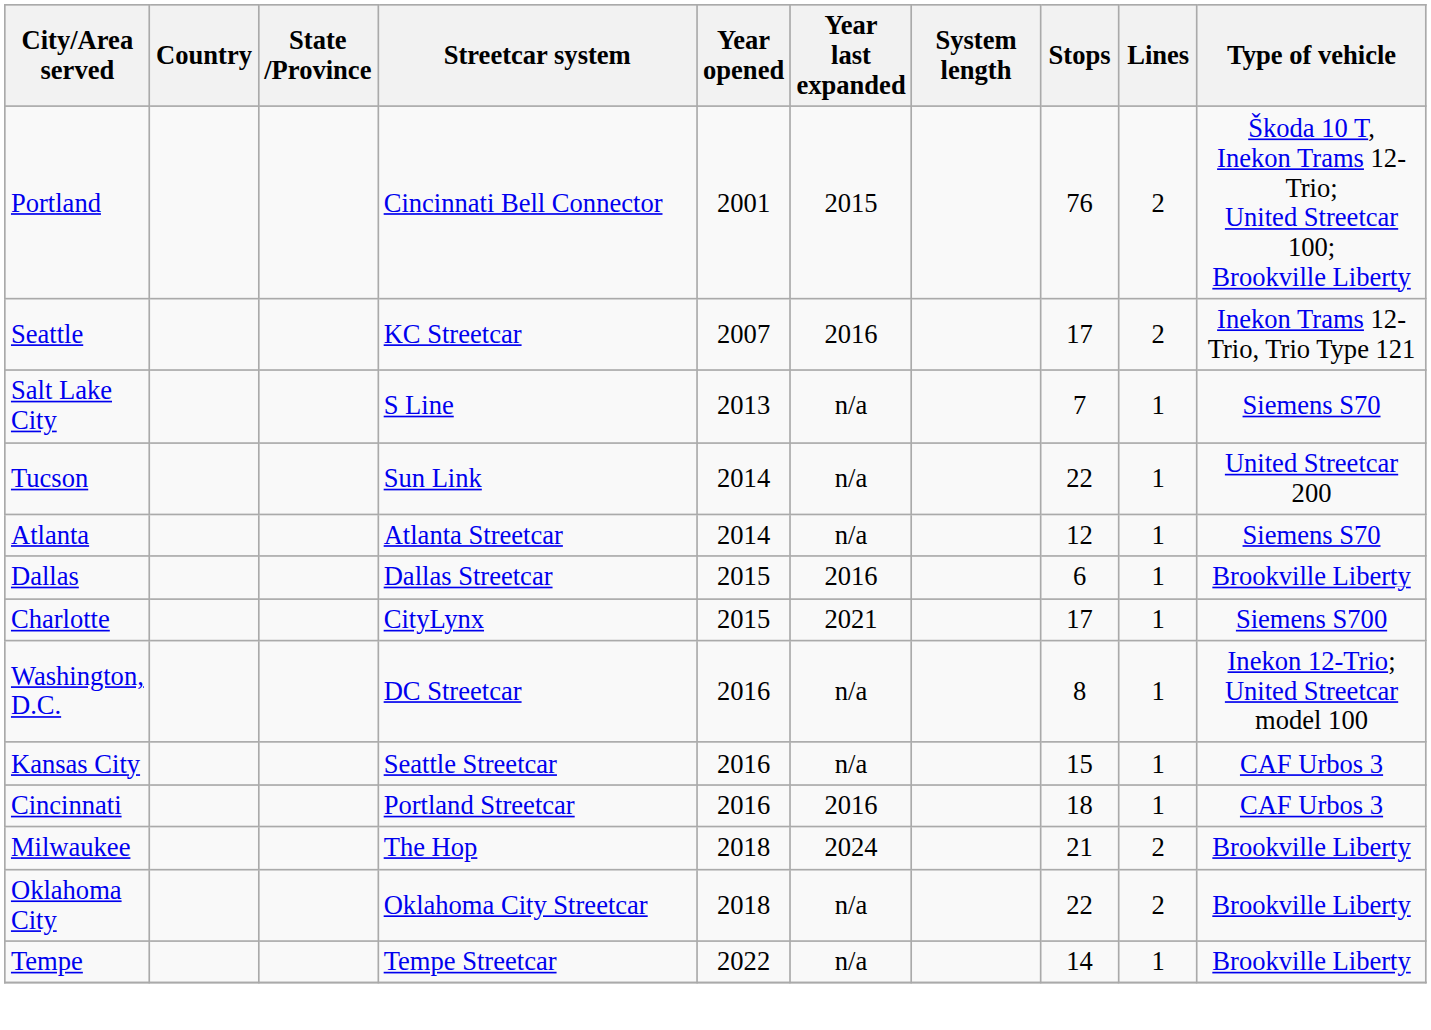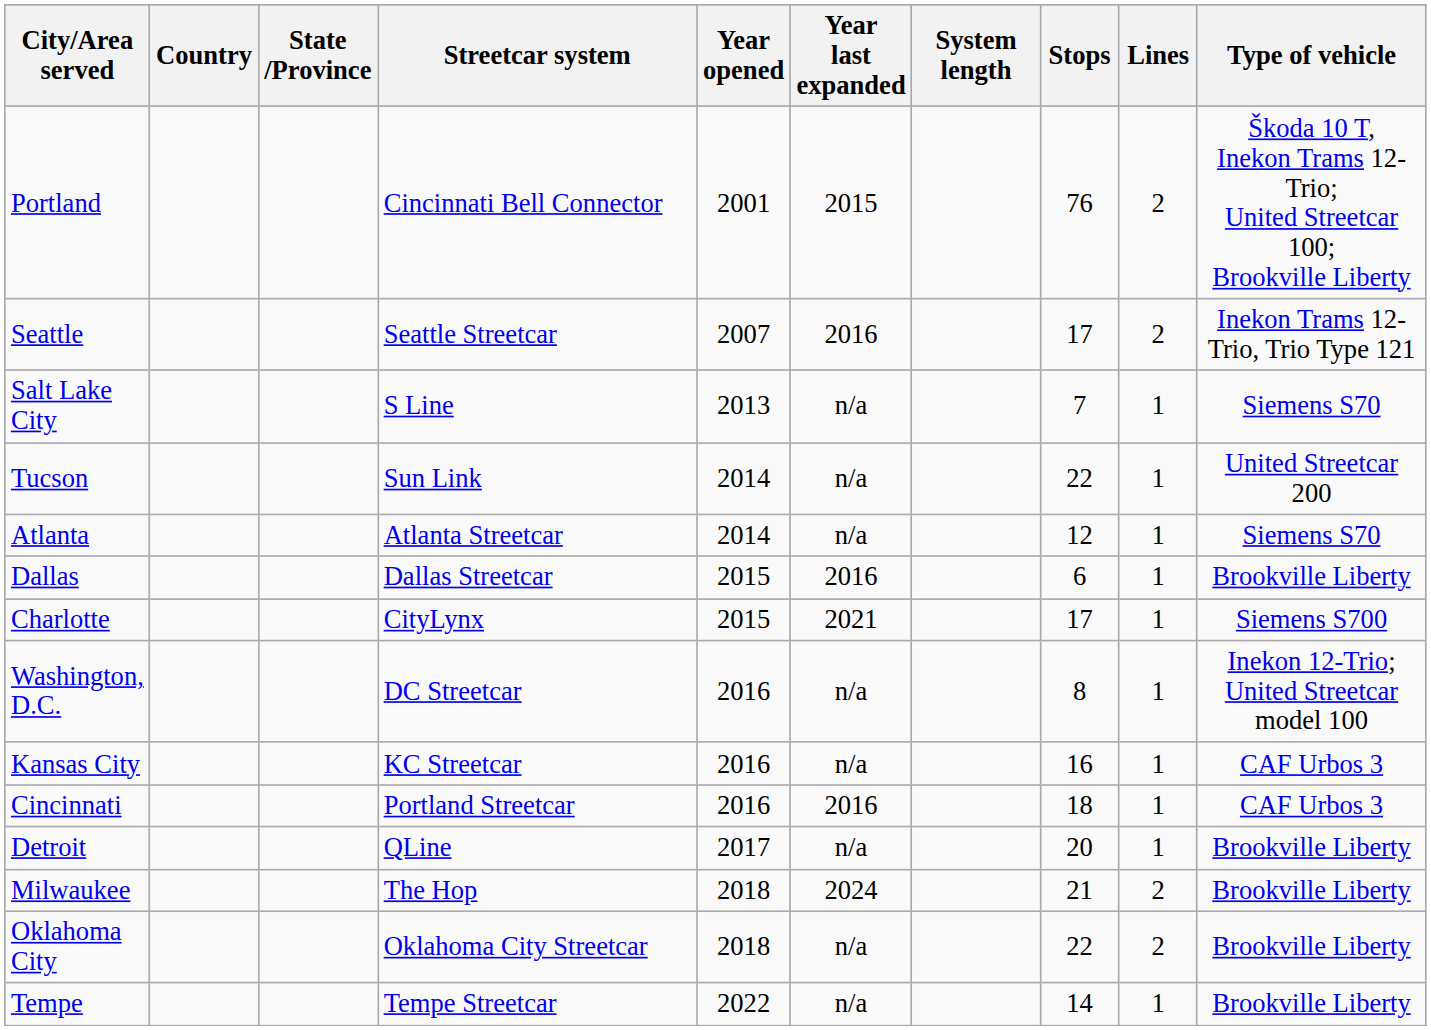(453, 333) KC Streetcar -> (470, 333) Seattle Streetcar
(470, 763) Seattle Streetcar -> (453, 763) KC Streetcar
(1080, 763) 15 -> (1080, 763) 16
+ row: (49, 847)
